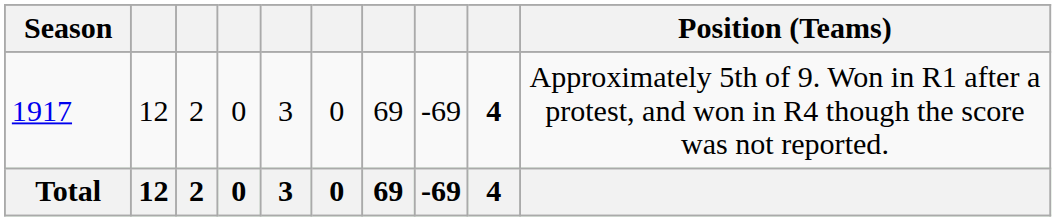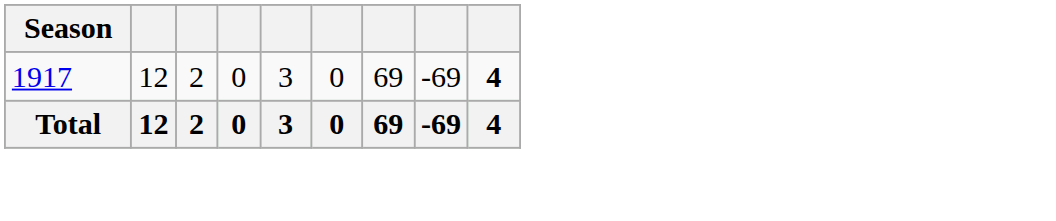- column: (785, 28)
